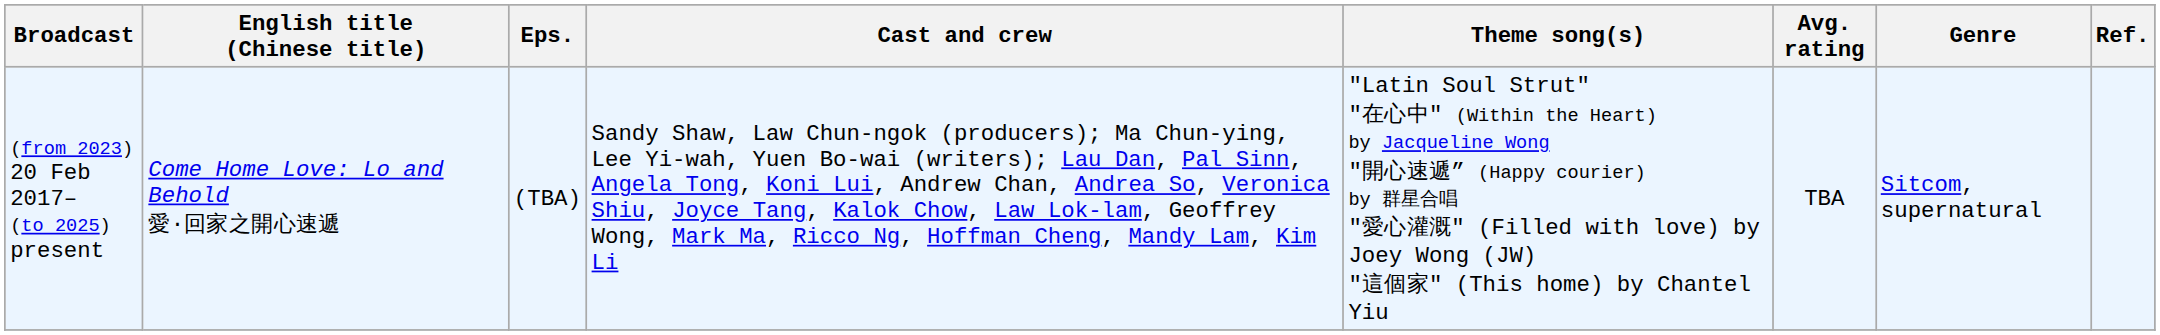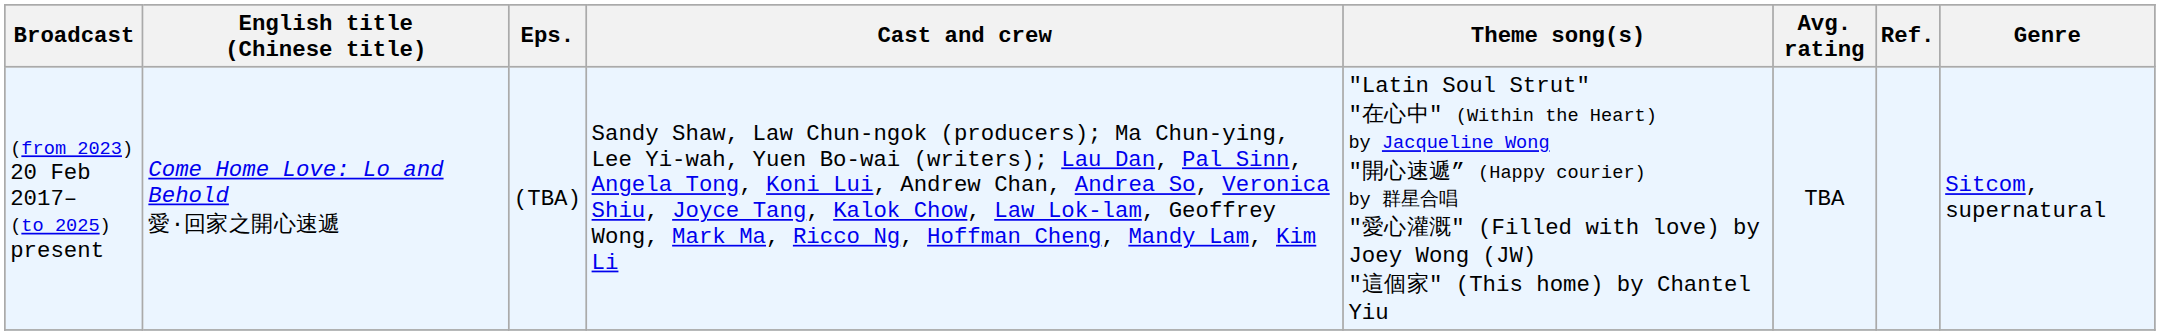columns swapped: (1983, 36) <-> (2123, 36)
